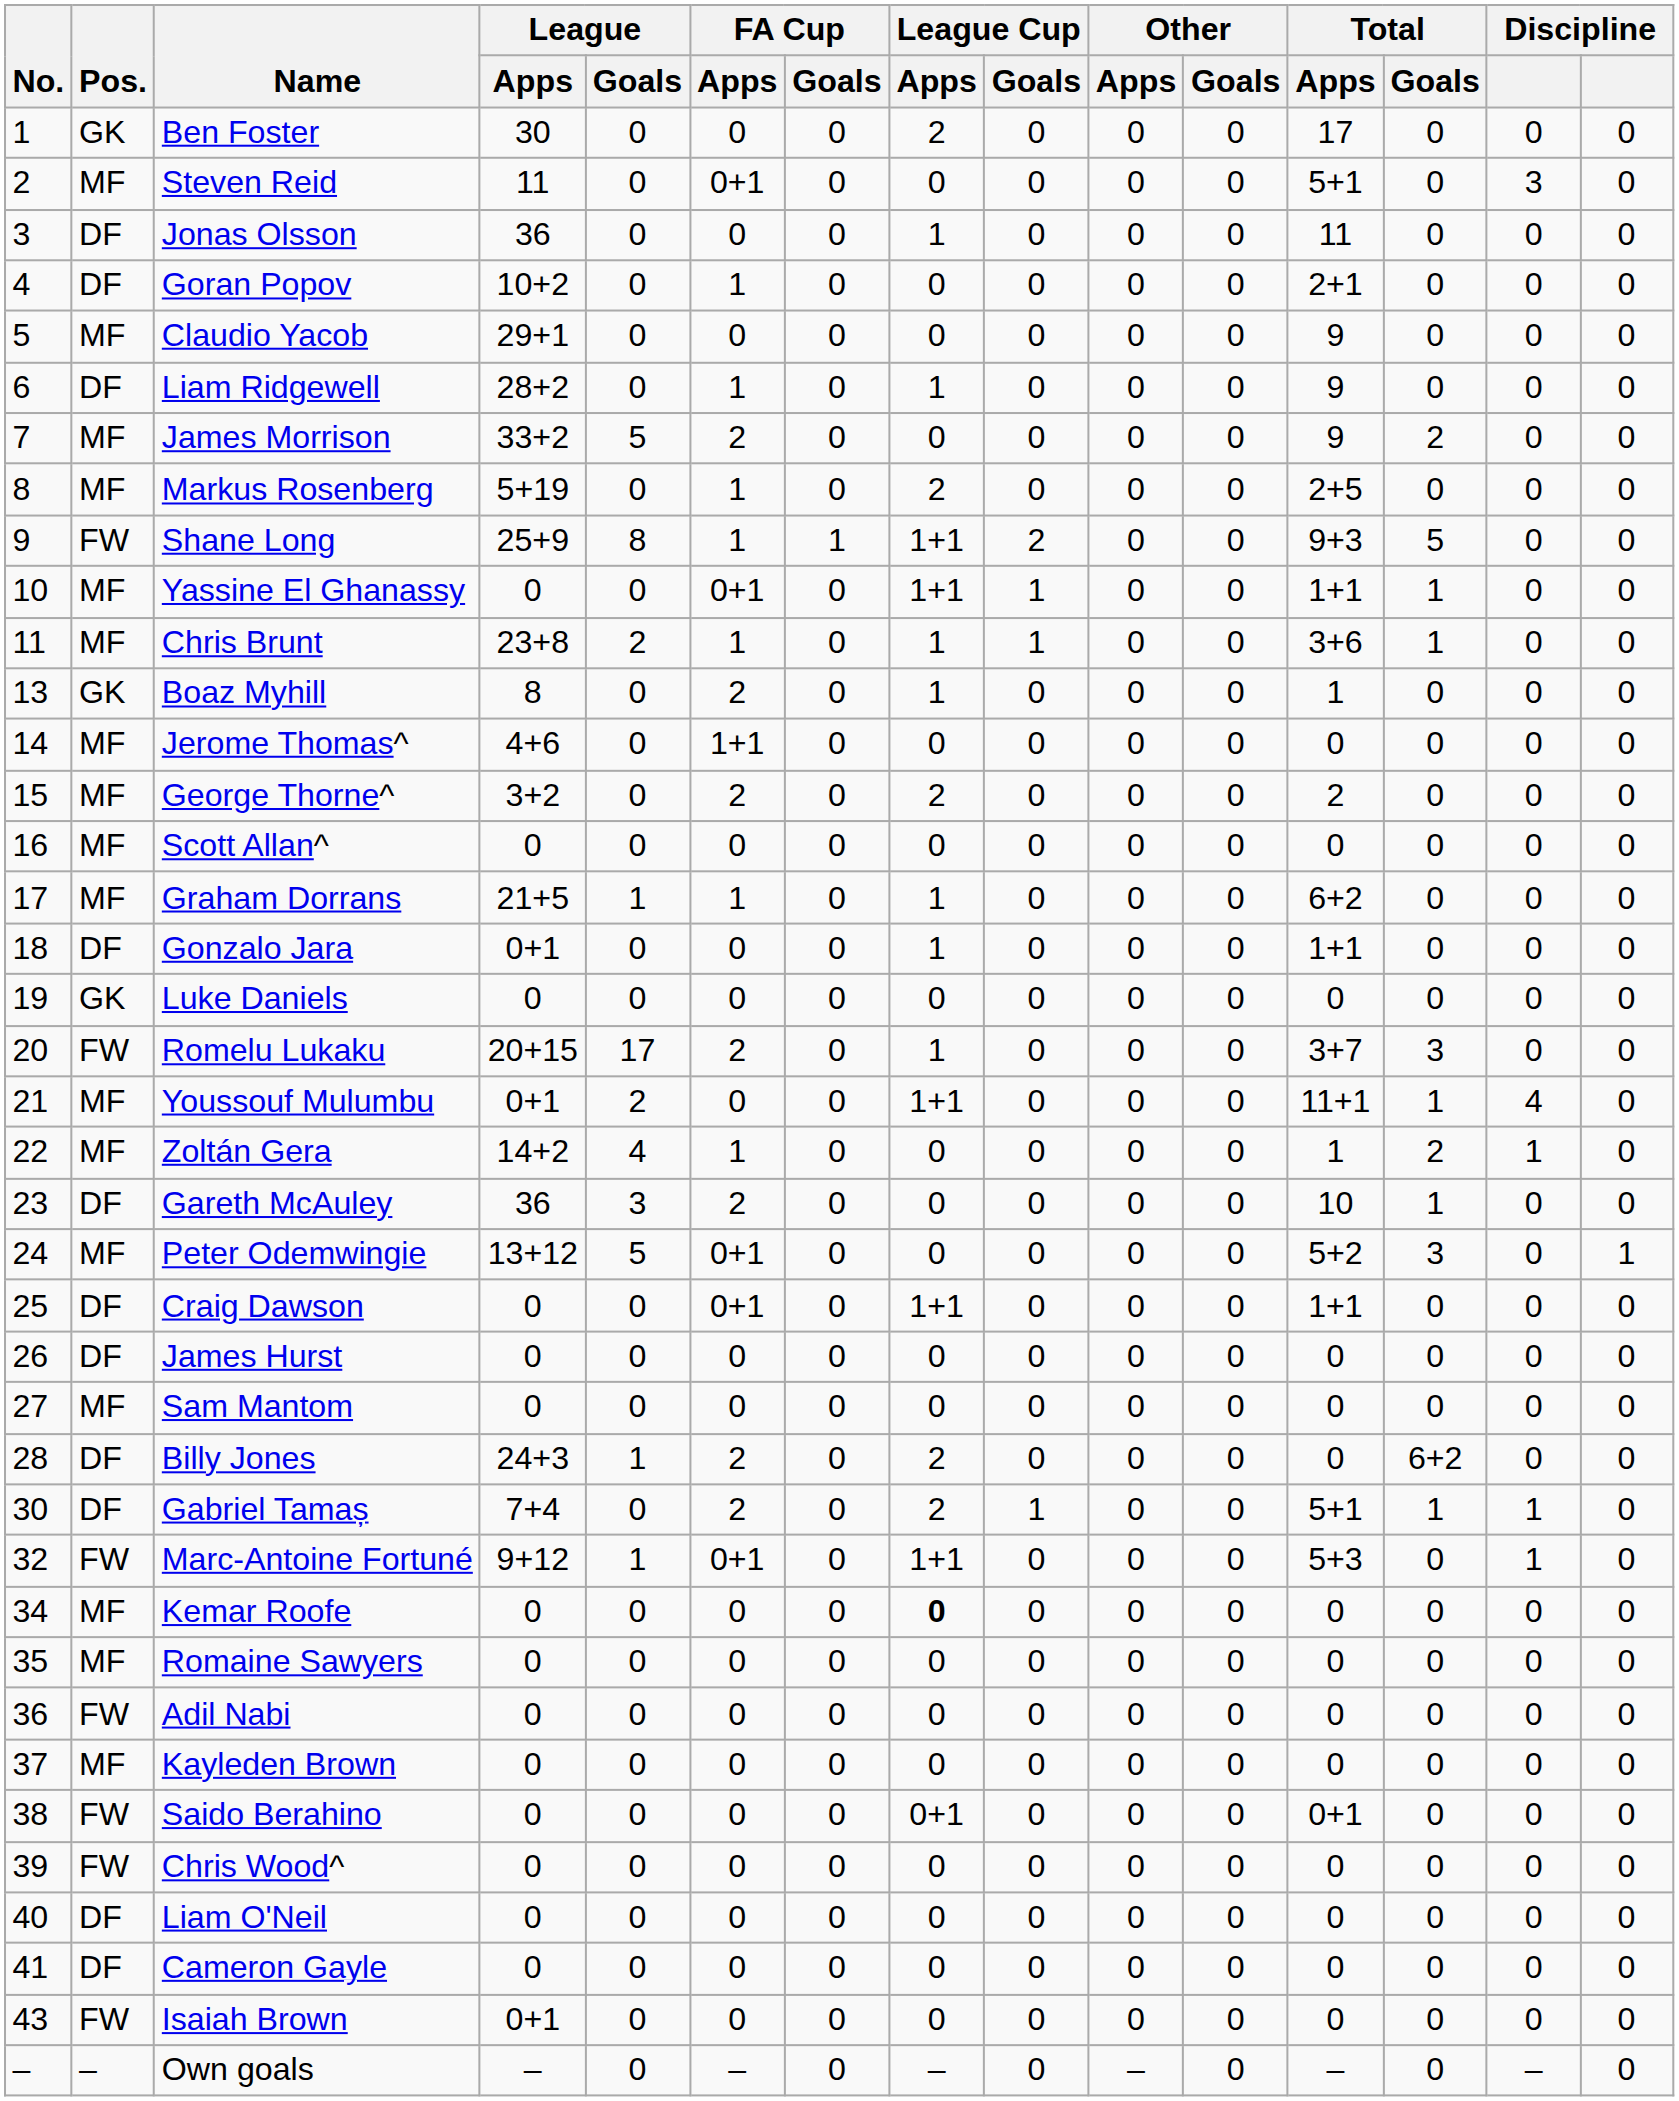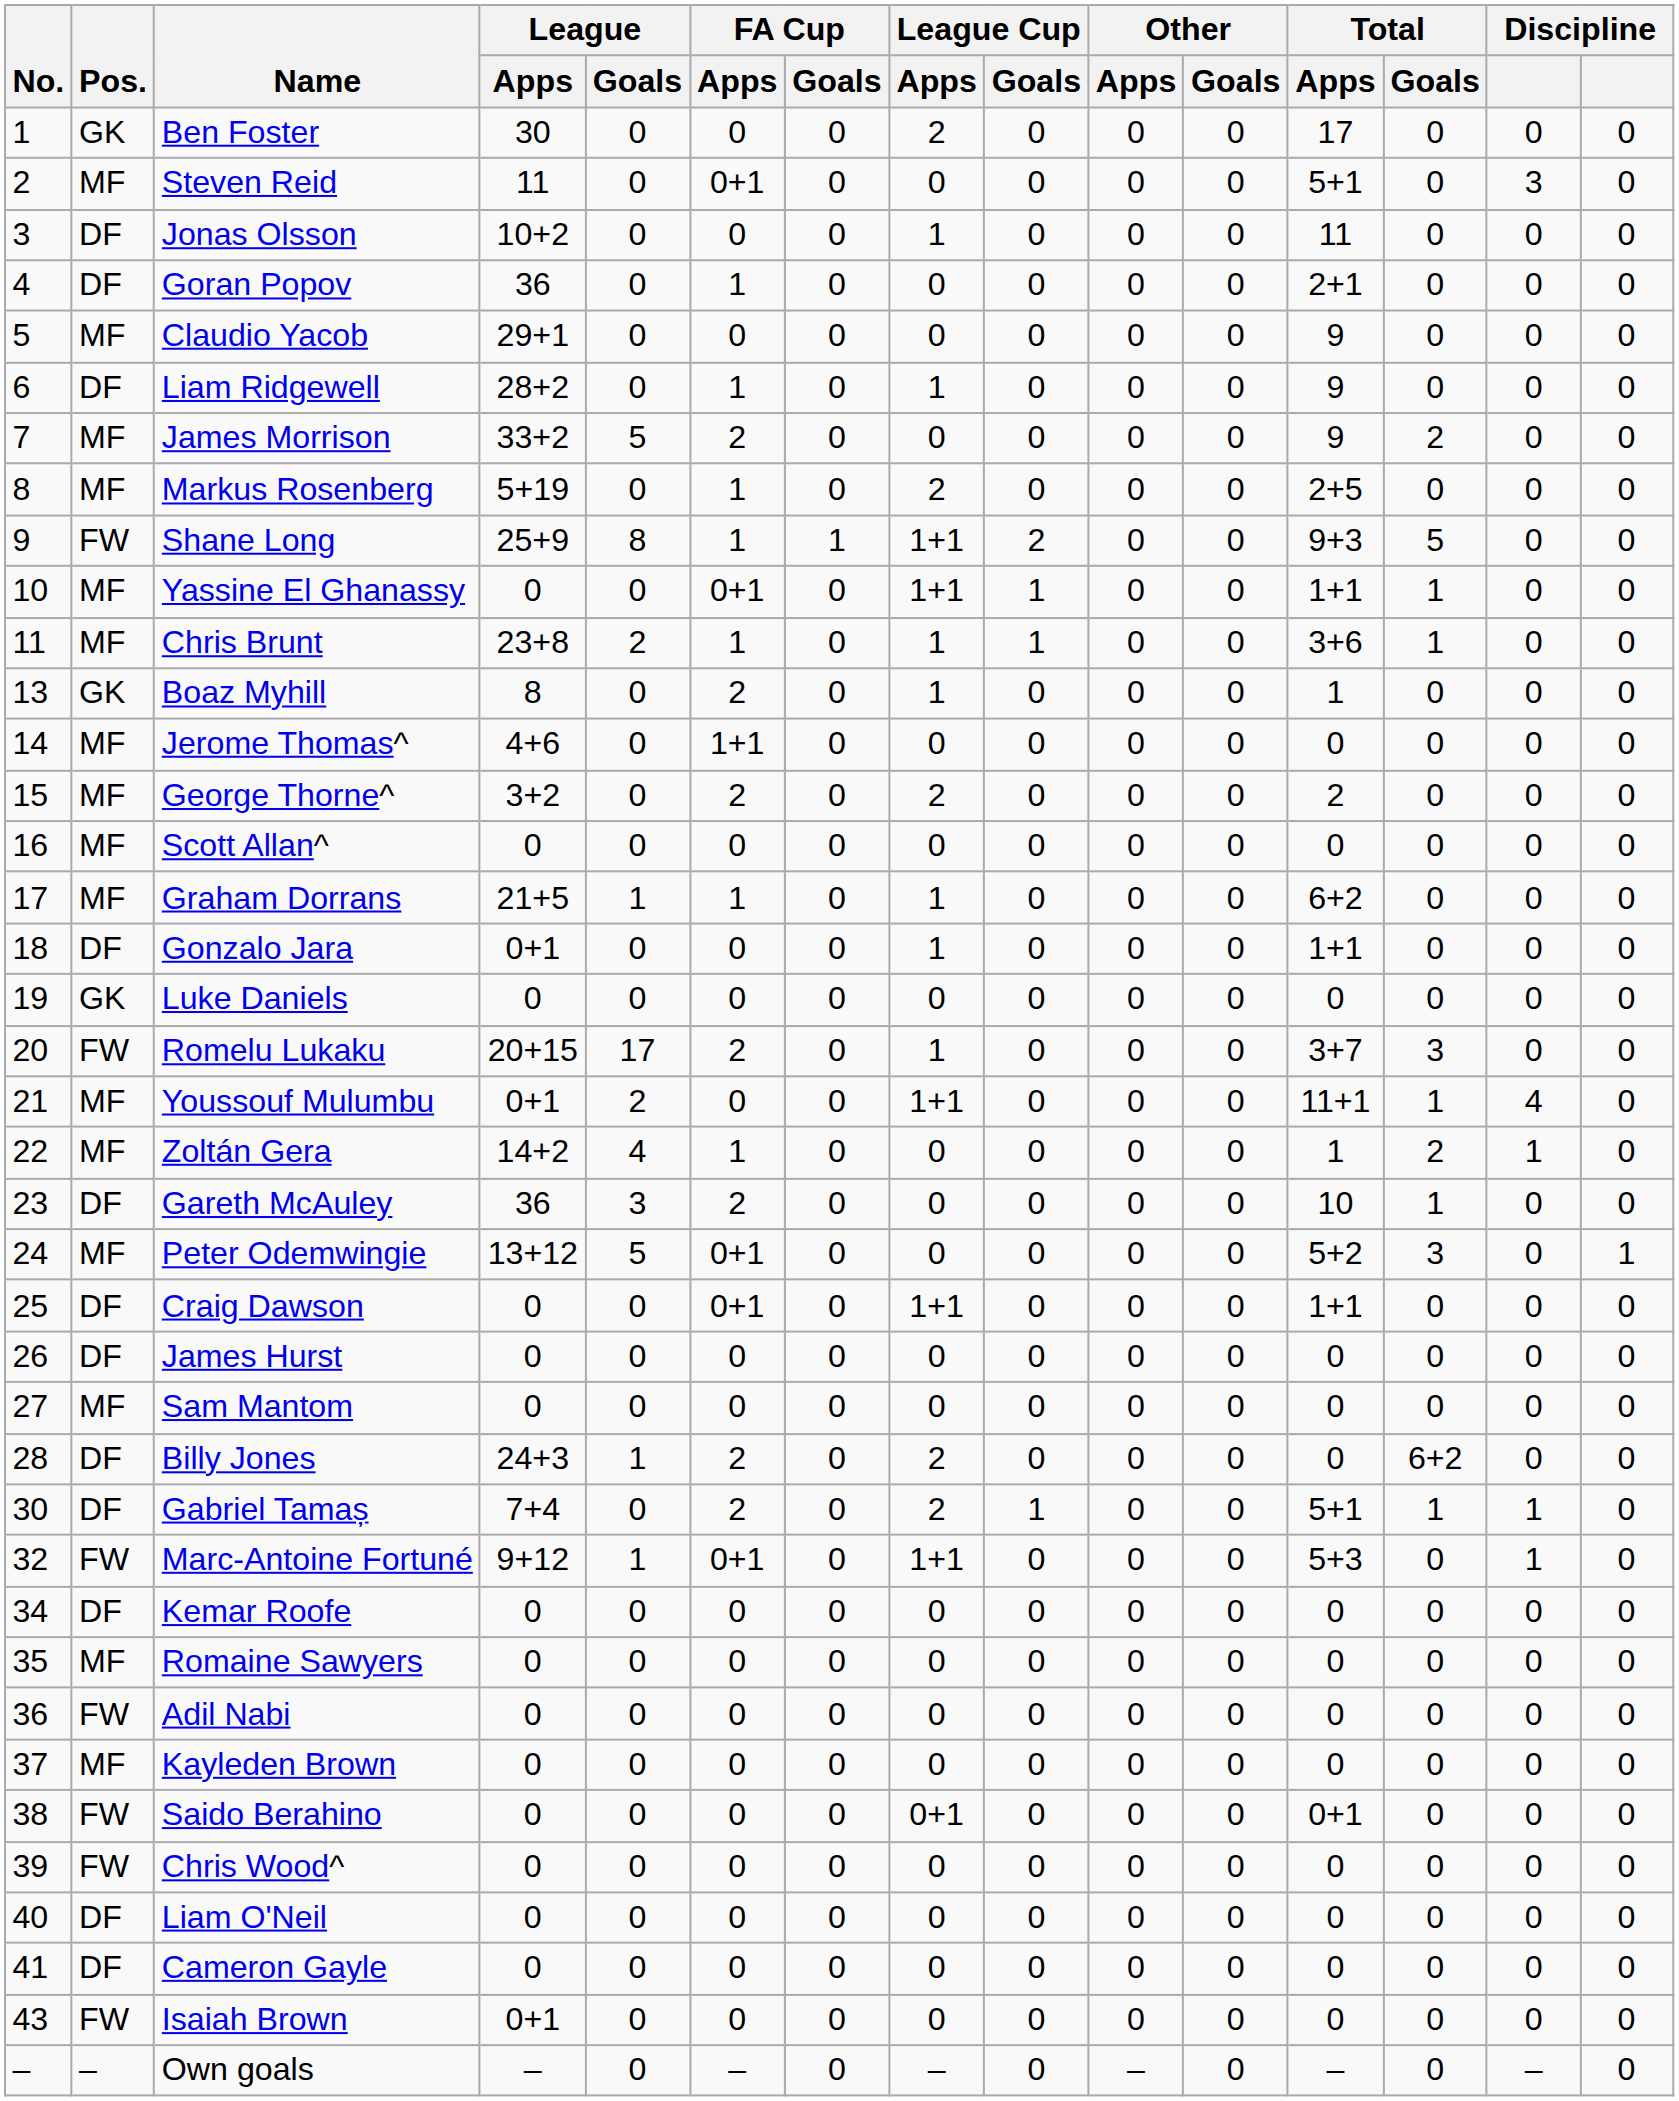(533, 234) 36 -> (533, 234) 10+2
(533, 285) 10+2 -> (533, 285) 36
(102, 1611) MF -> (100, 1611) DF
(937, 1611) bold -> (937, 1611) normal
